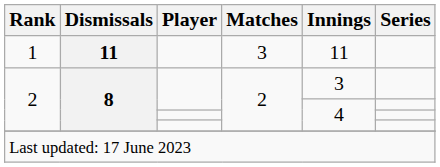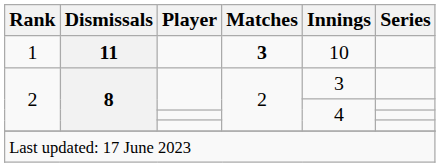(262, 51) normal -> (262, 51) bold
(339, 51) 11 -> (339, 51) 10
